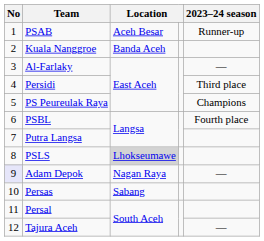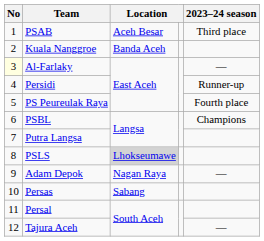(221, 31) Runner-up -> (221, 31) Third place
(13, 67) no background -> (13, 67) lightyellow background
(221, 85) Third place -> (221, 85) Runner-up
(221, 102) Champions -> (221, 102) Fourth place
(221, 120) Fourth place -> (221, 120) Champions
(13, 174) lavender background -> (13, 174) no background
